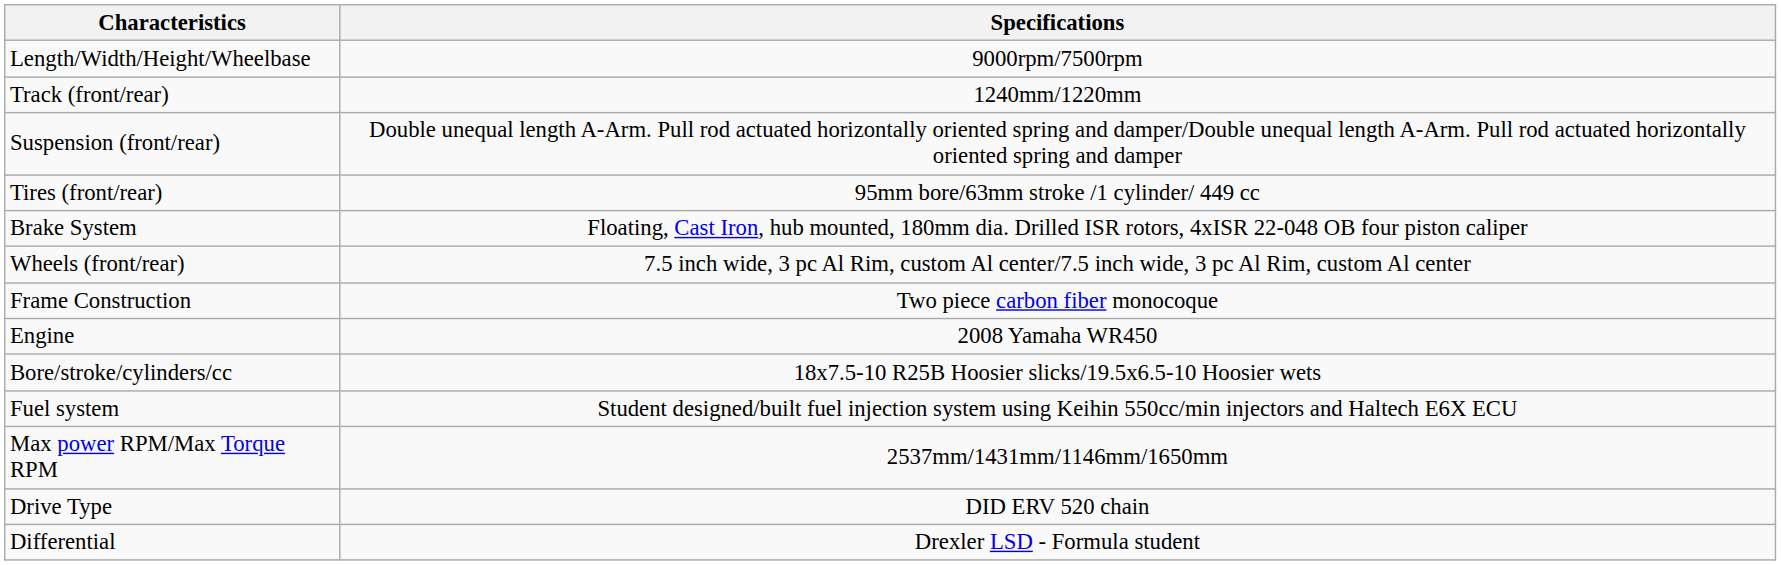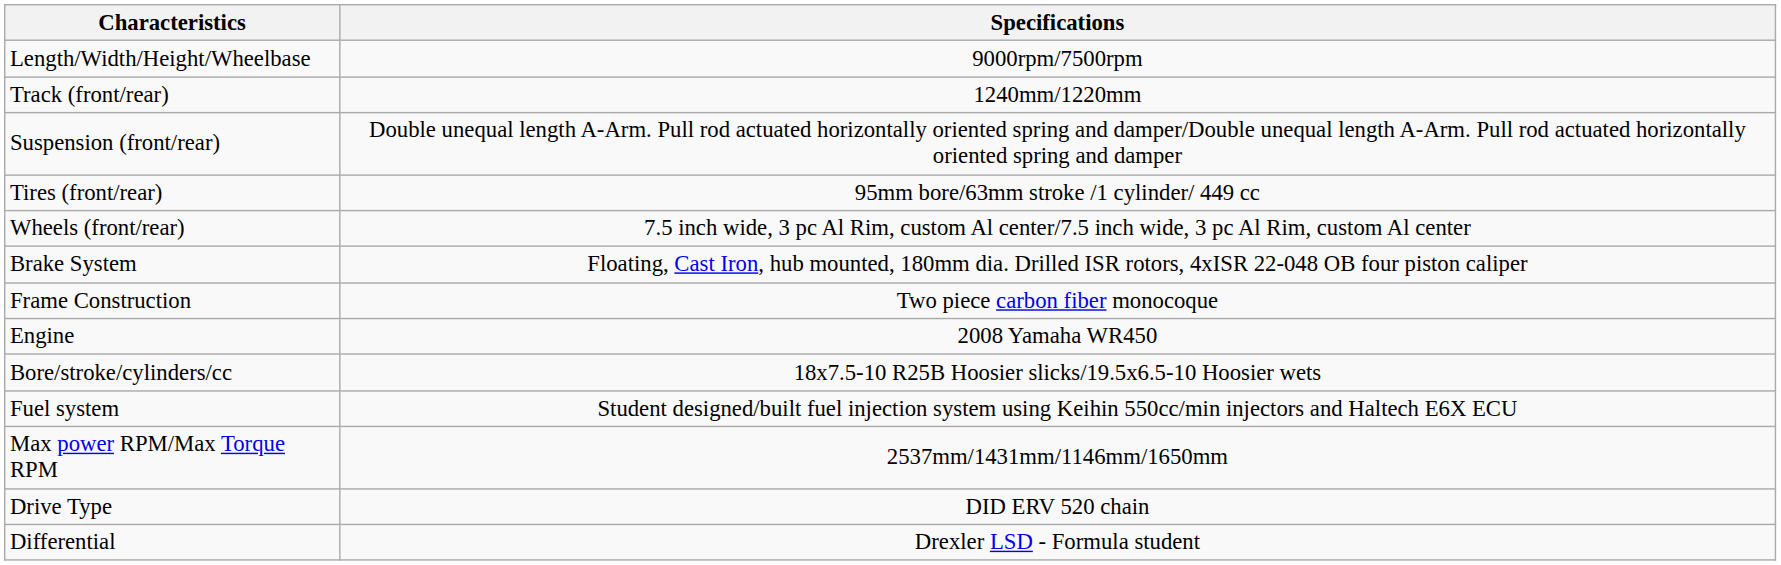rows swapped: (97, 264) <-> (73, 228)
